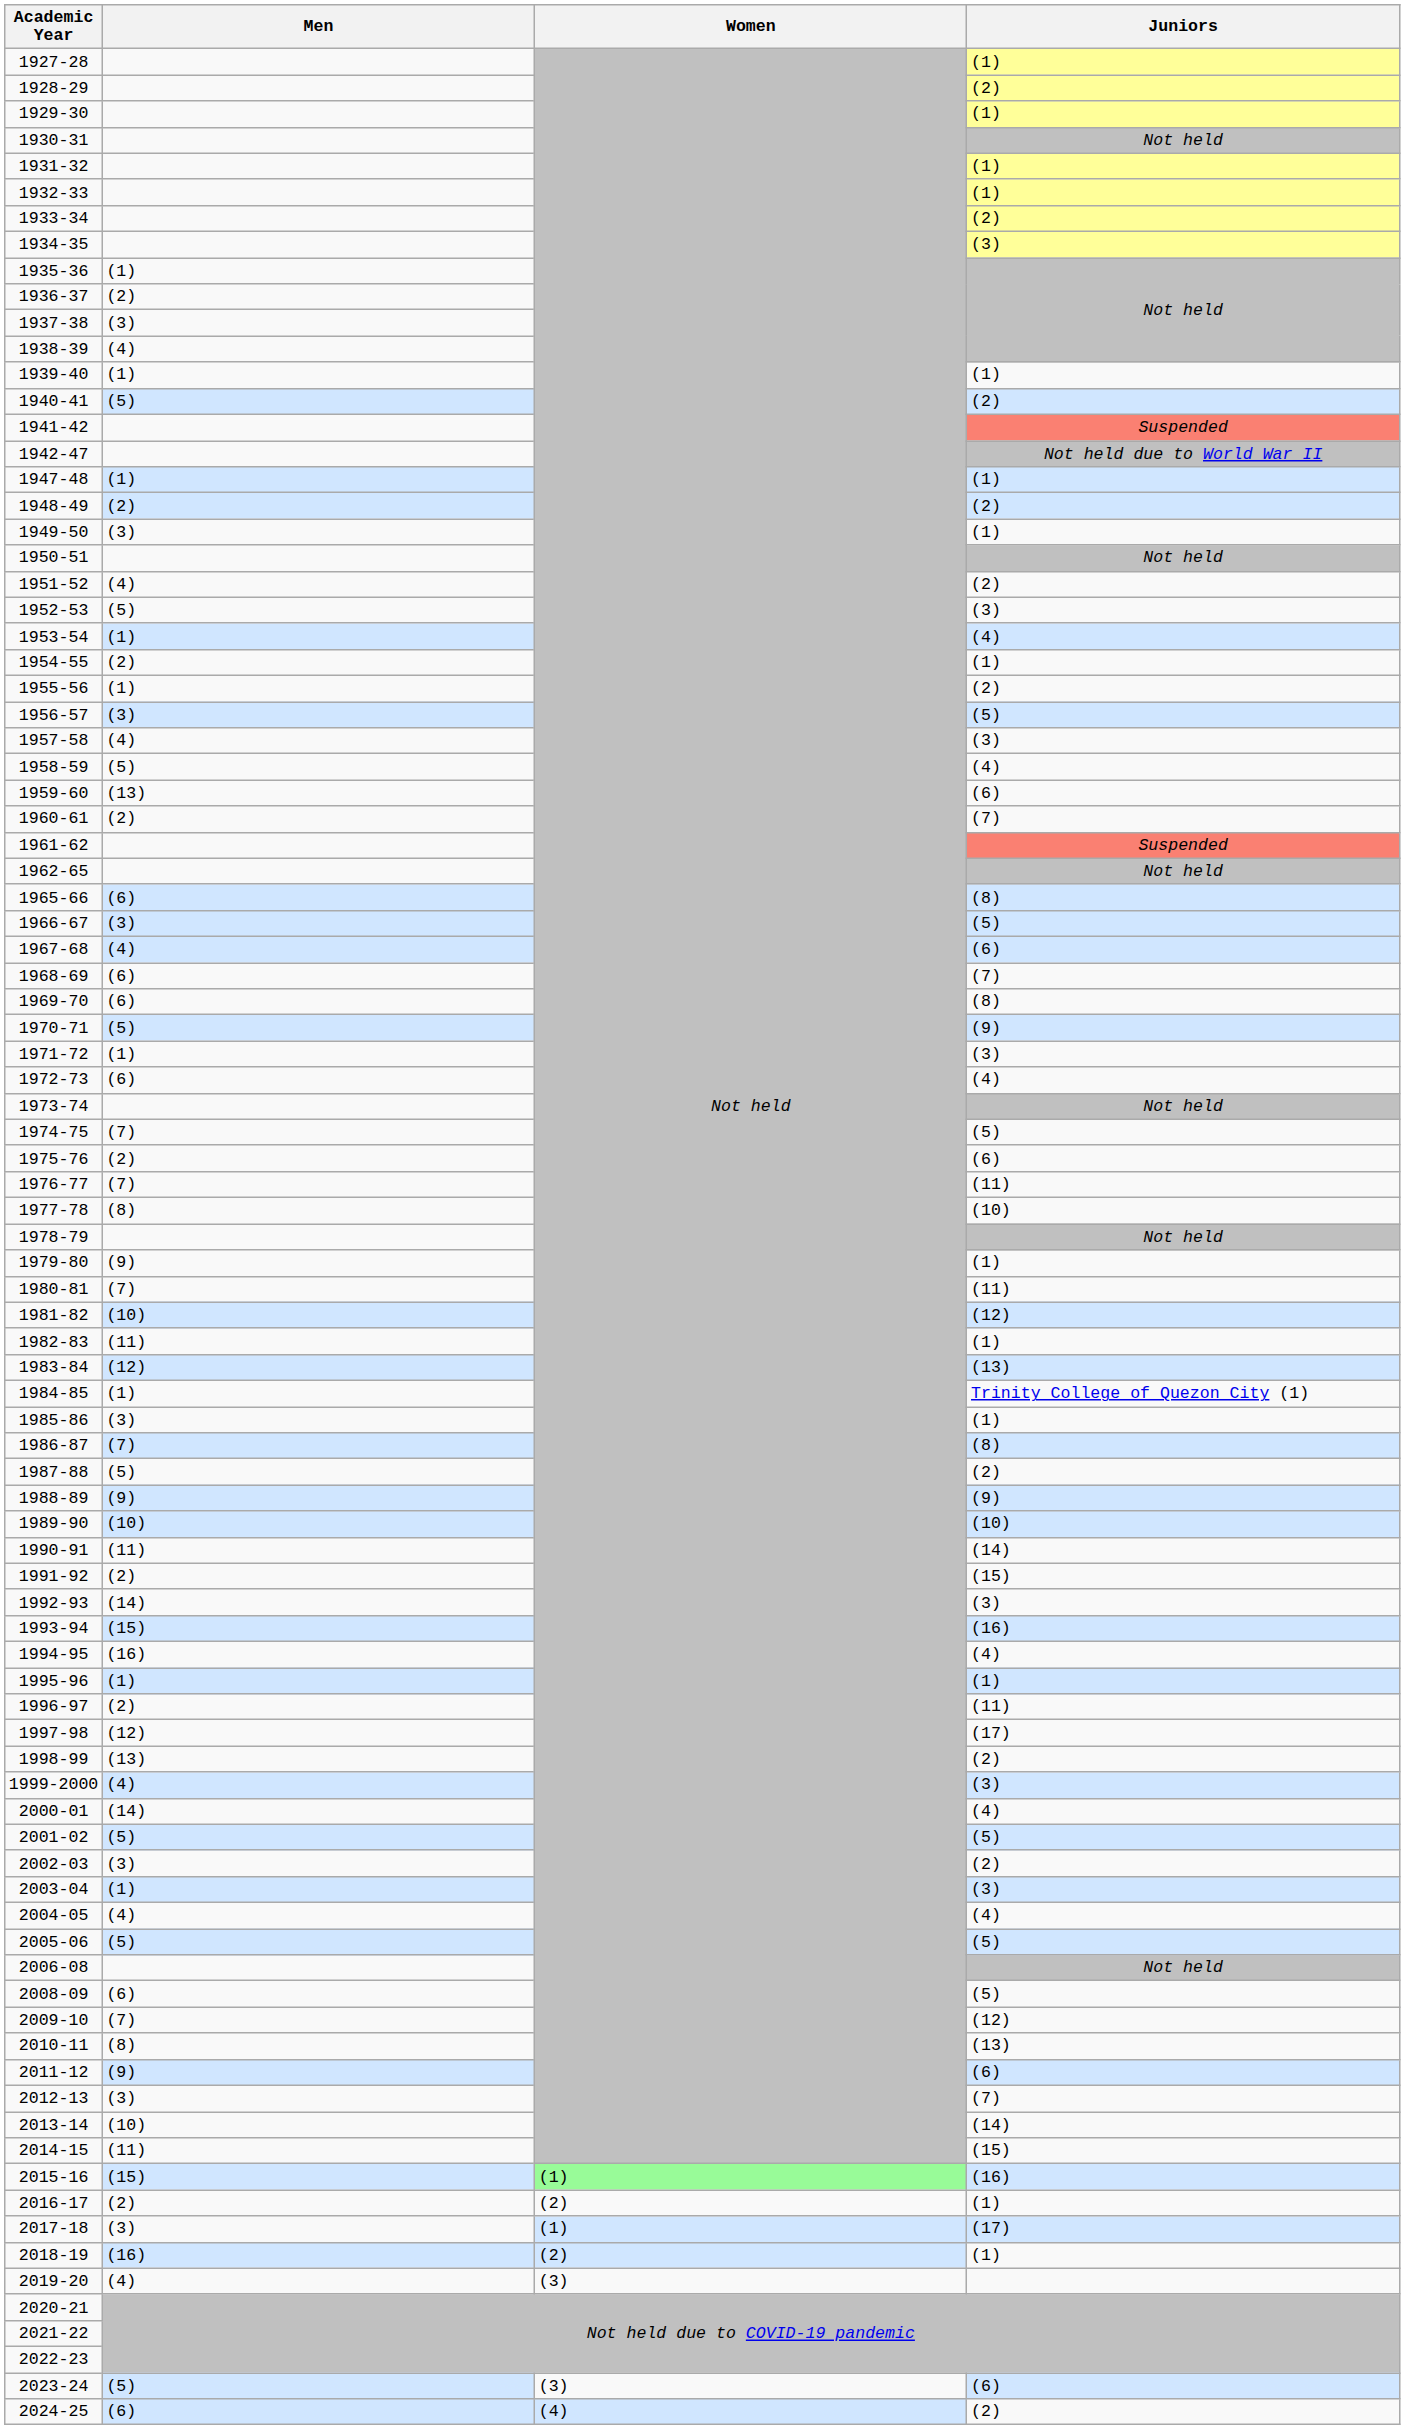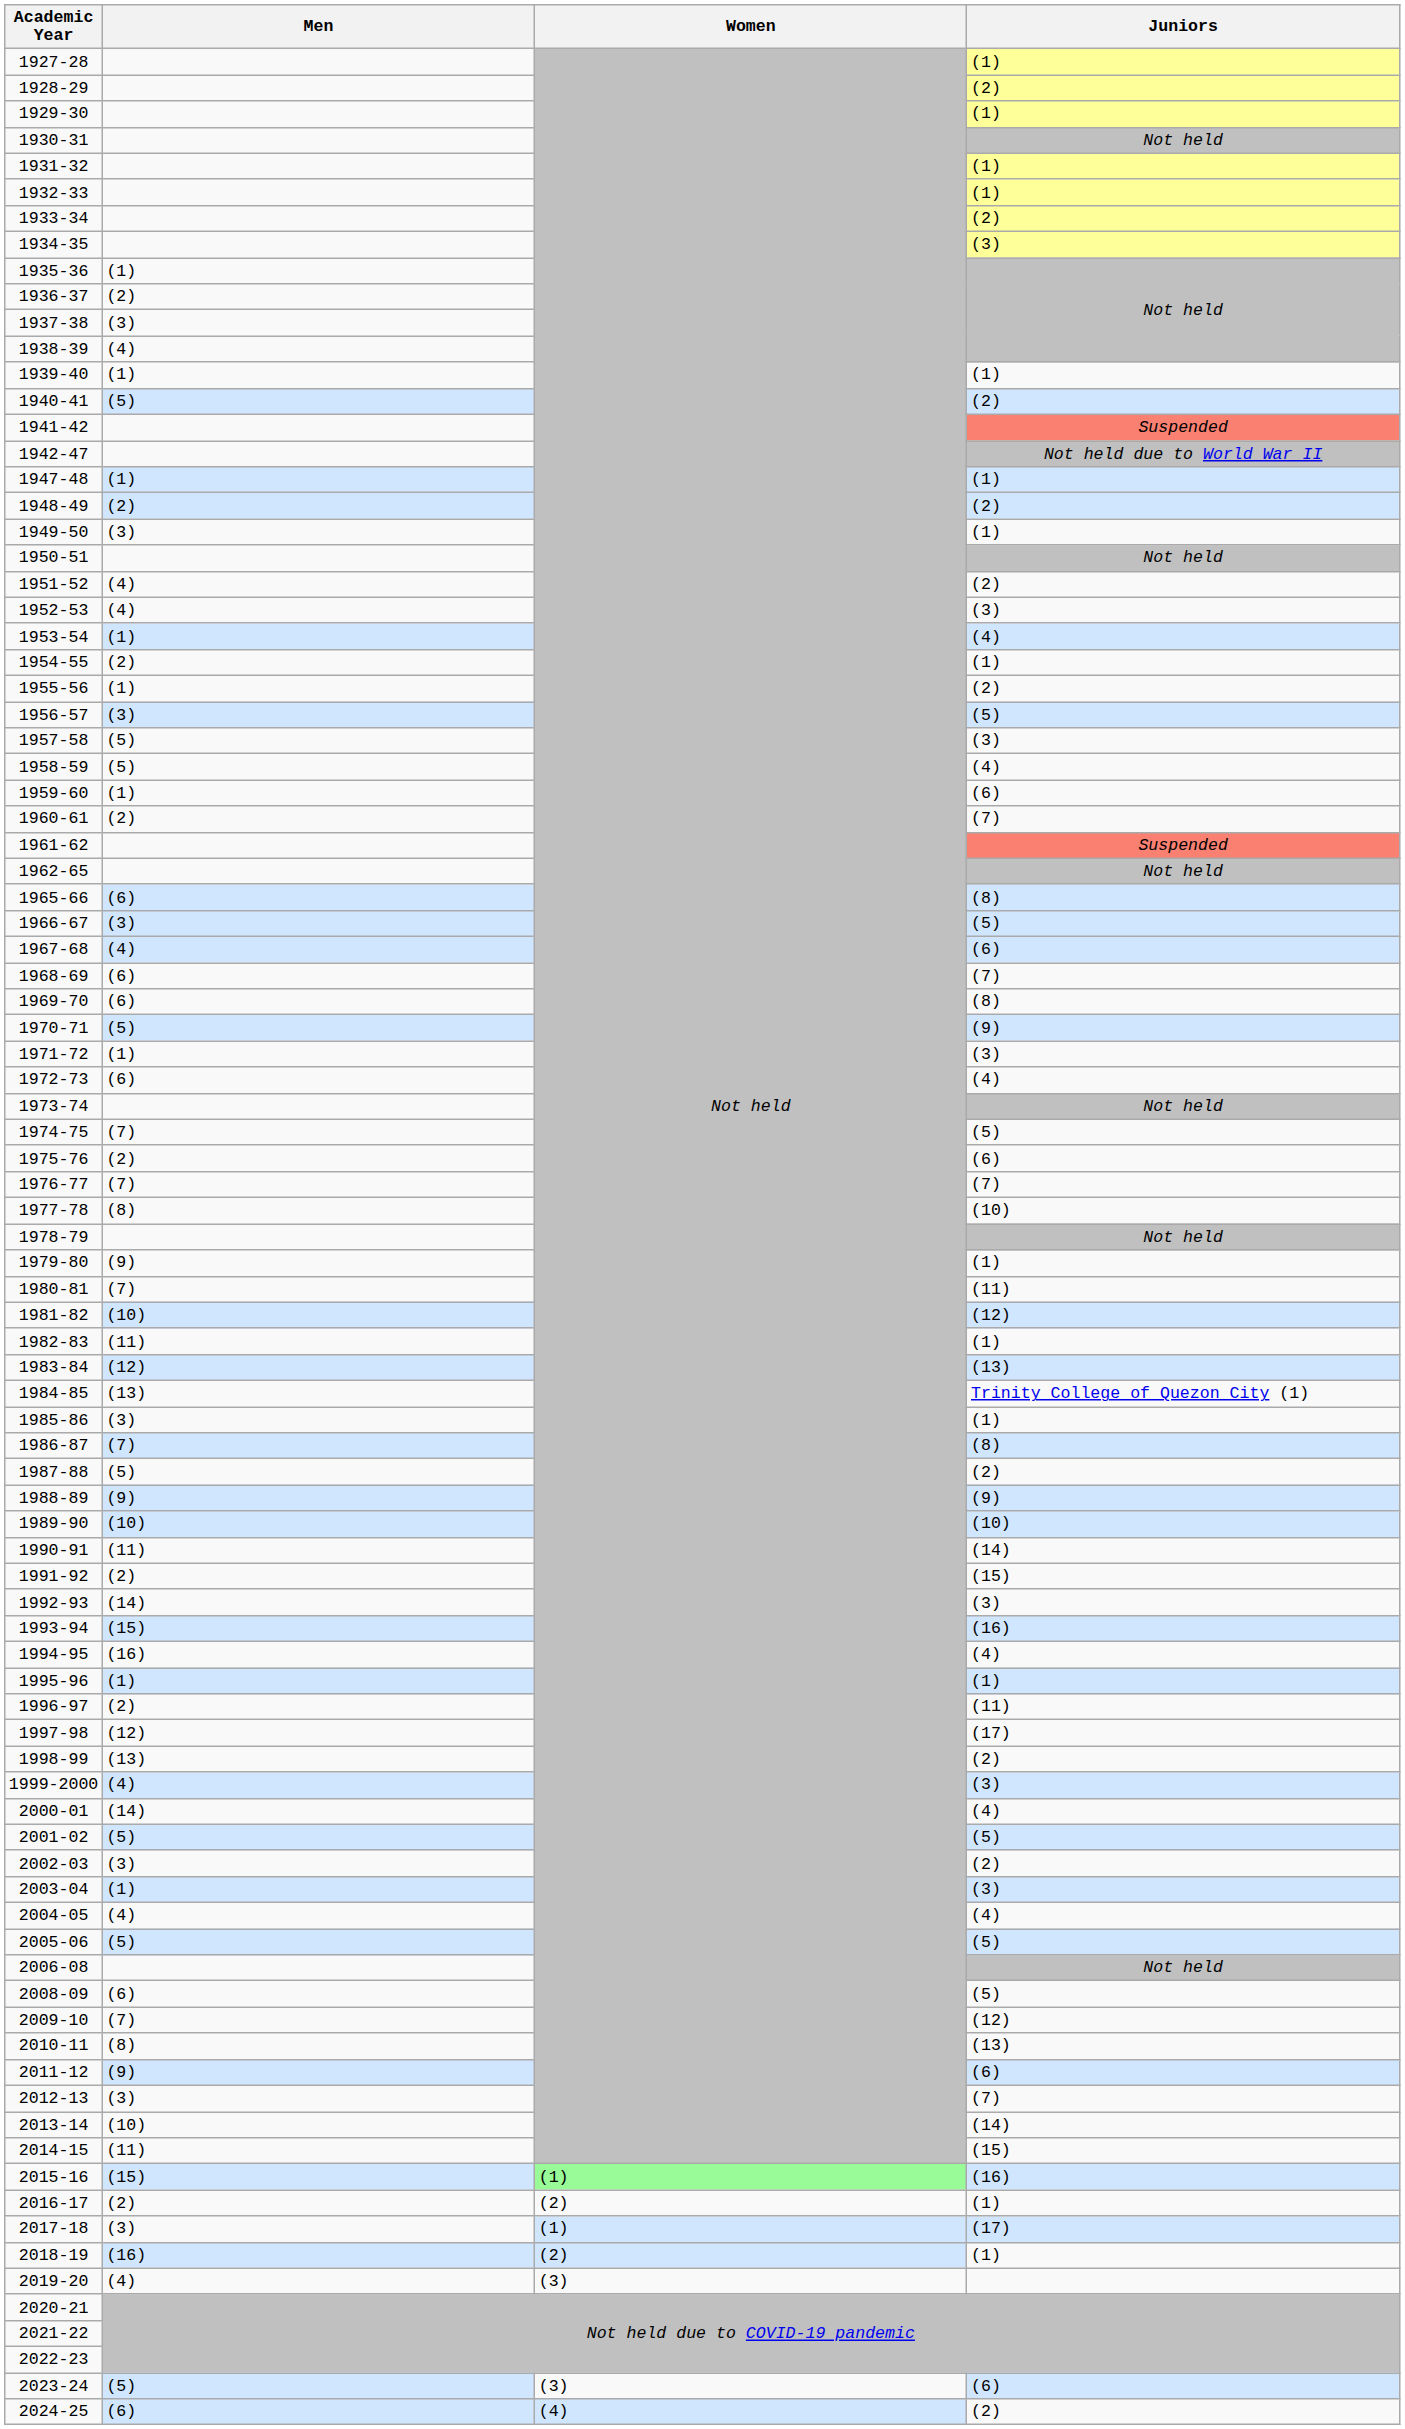(121, 610) (5) -> (121, 610) (4)
(121, 741) (4) -> (121, 741) (5)
(126, 793) (13) -> (121, 793) (1)
(991, 1185) (11) -> (986, 1185) (7)
(121, 1394) (1) -> (126, 1394) (13)
